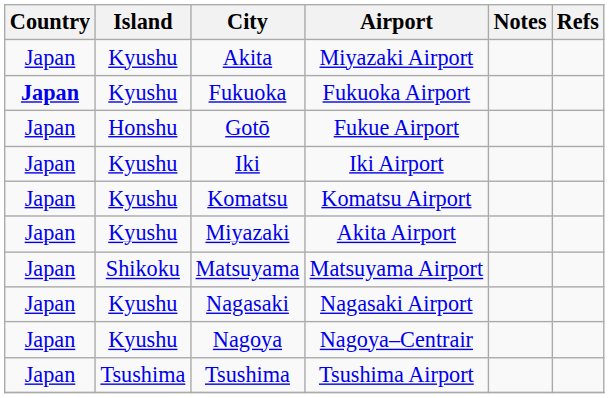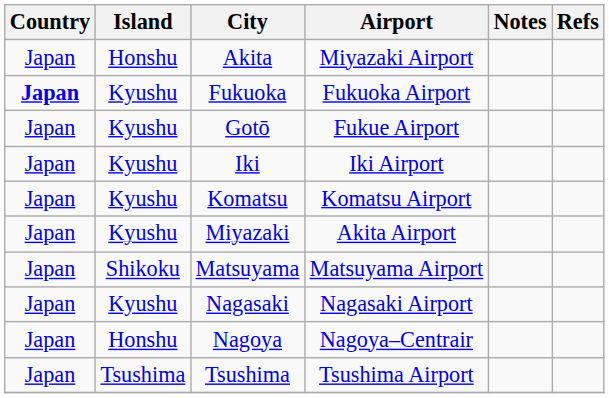(143, 57) Kyushu -> (143, 57) Honshu
(143, 127) Honshu -> (143, 127) Kyushu
(143, 339) Kyushu -> (143, 339) Honshu
